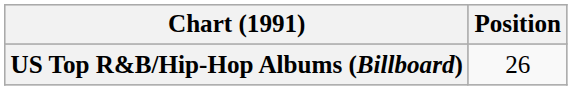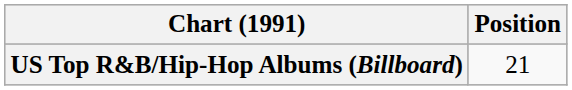(518, 64) 26 -> (518, 64) 21
